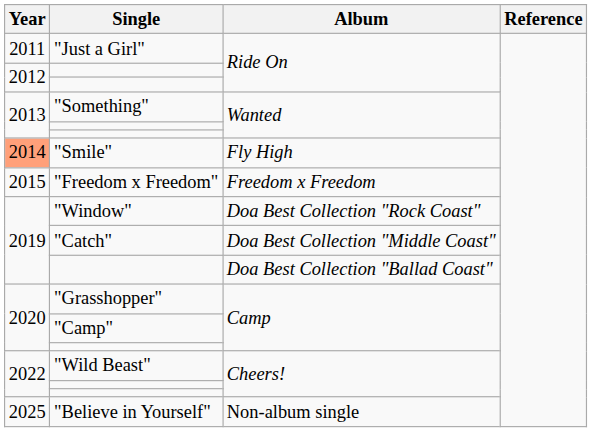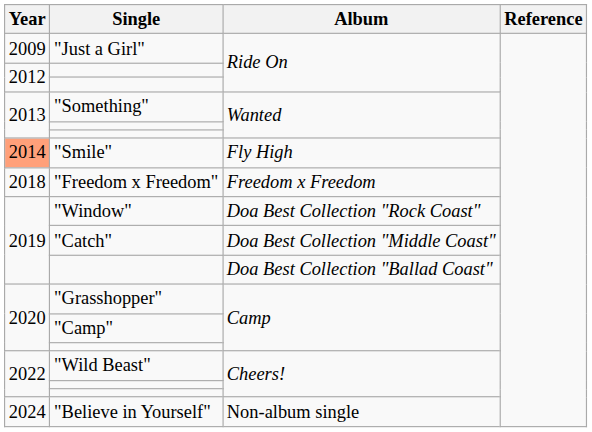(27, 48) 2011 -> (27, 48) 2009
(27, 181) 2015 -> (27, 181) 2018
(27, 411) 2025 -> (27, 411) 2024
